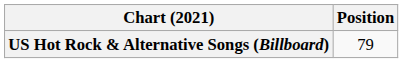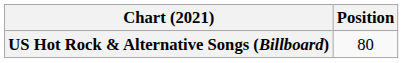(365, 44) 79 -> (365, 44) 80
